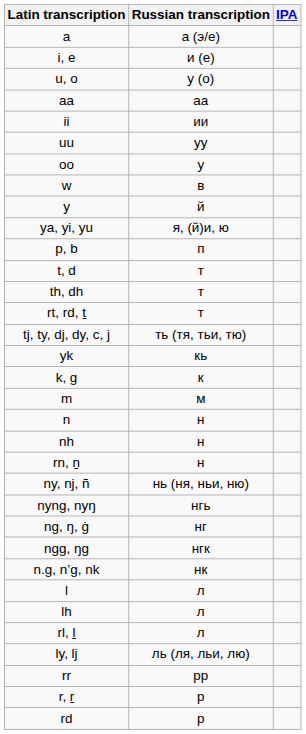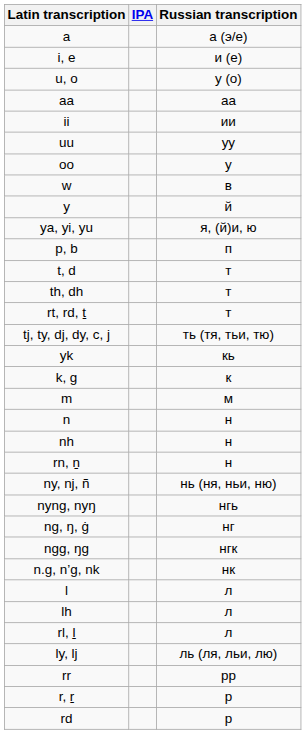columns swapped: (287, 15) <-> (201, 15)
